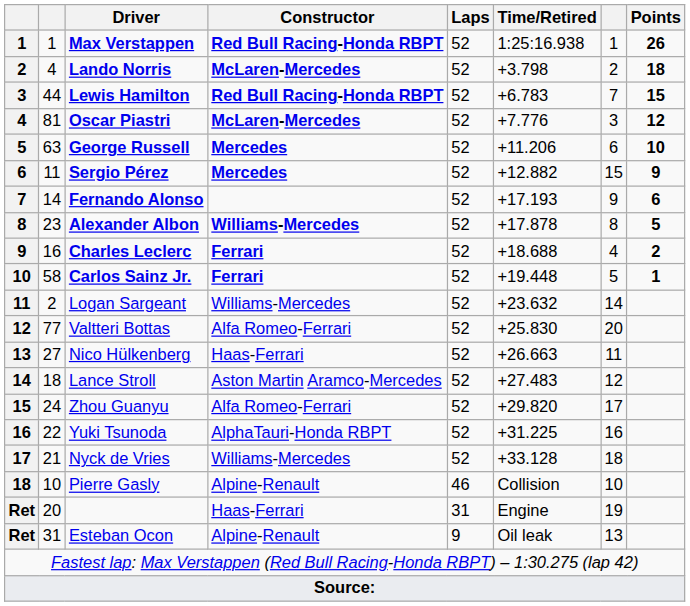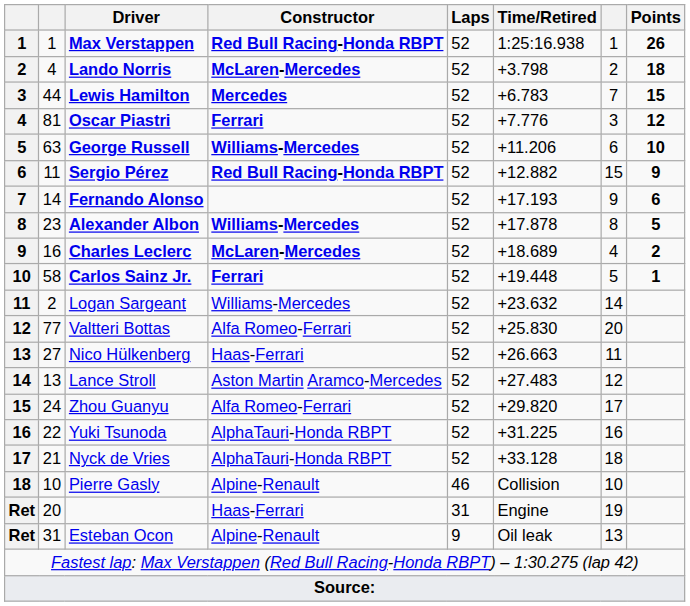(327, 95) Red Bull Racing-Honda RBPT -> (249, 95) Mercedes
(286, 121) McLaren-Mercedes -> (237, 121) Ferrari
(249, 147) Mercedes -> (285, 147) Williams-Mercedes
(249, 173) Mercedes -> (327, 173) Red Bull Racing-Honda RBPT
(237, 251) Ferrari -> (286, 251) McLaren-Mercedes
(527, 251) +18.688 -> (527, 251) +18.689
(52, 380) 18 -> (52, 380) 13
(281, 458) Williams-Mercedes -> (301, 458) AlphaTauri-Honda RBPT
